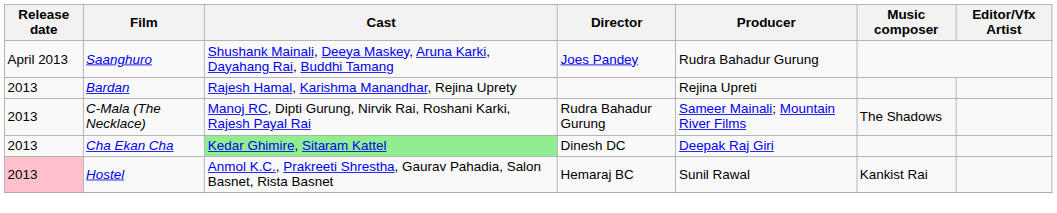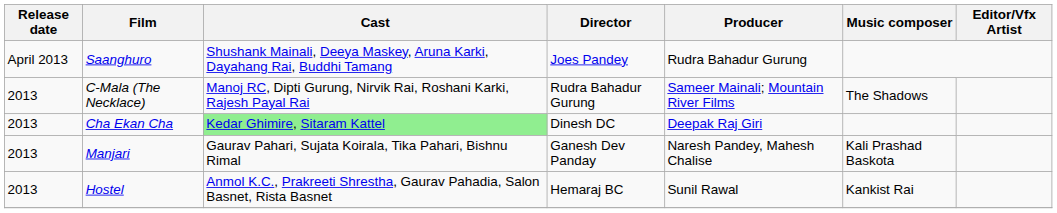- row: (108, 88)
+ row: (108, 153)
(22, 174) pink background -> (22, 189) no background
